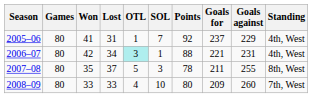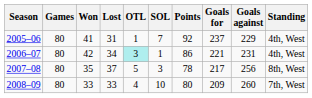(188, 54) 88 -> (188, 54) 86
(217, 69) 211 -> (217, 69) 217
(248, 69) 255 -> (248, 69) 256
